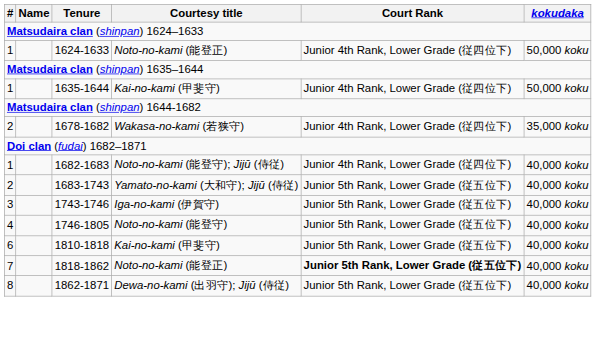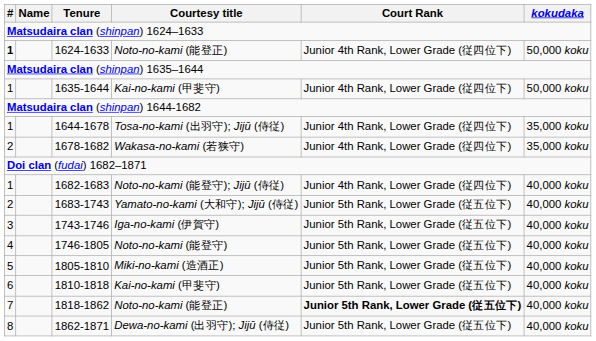(10, 50) normal -> (10, 50) bold
+ row: (82, 126)
+ row: (82, 265)
